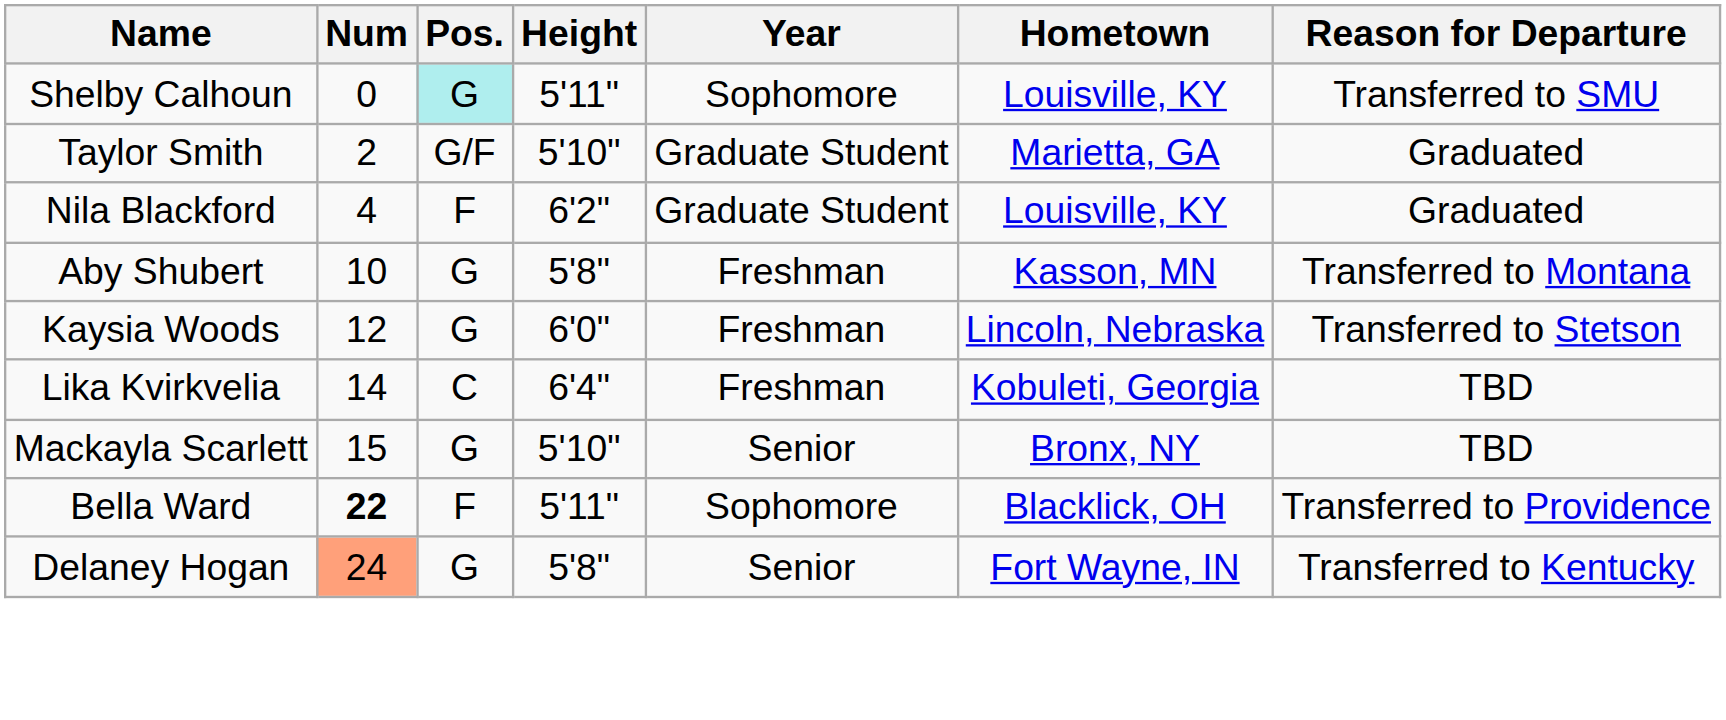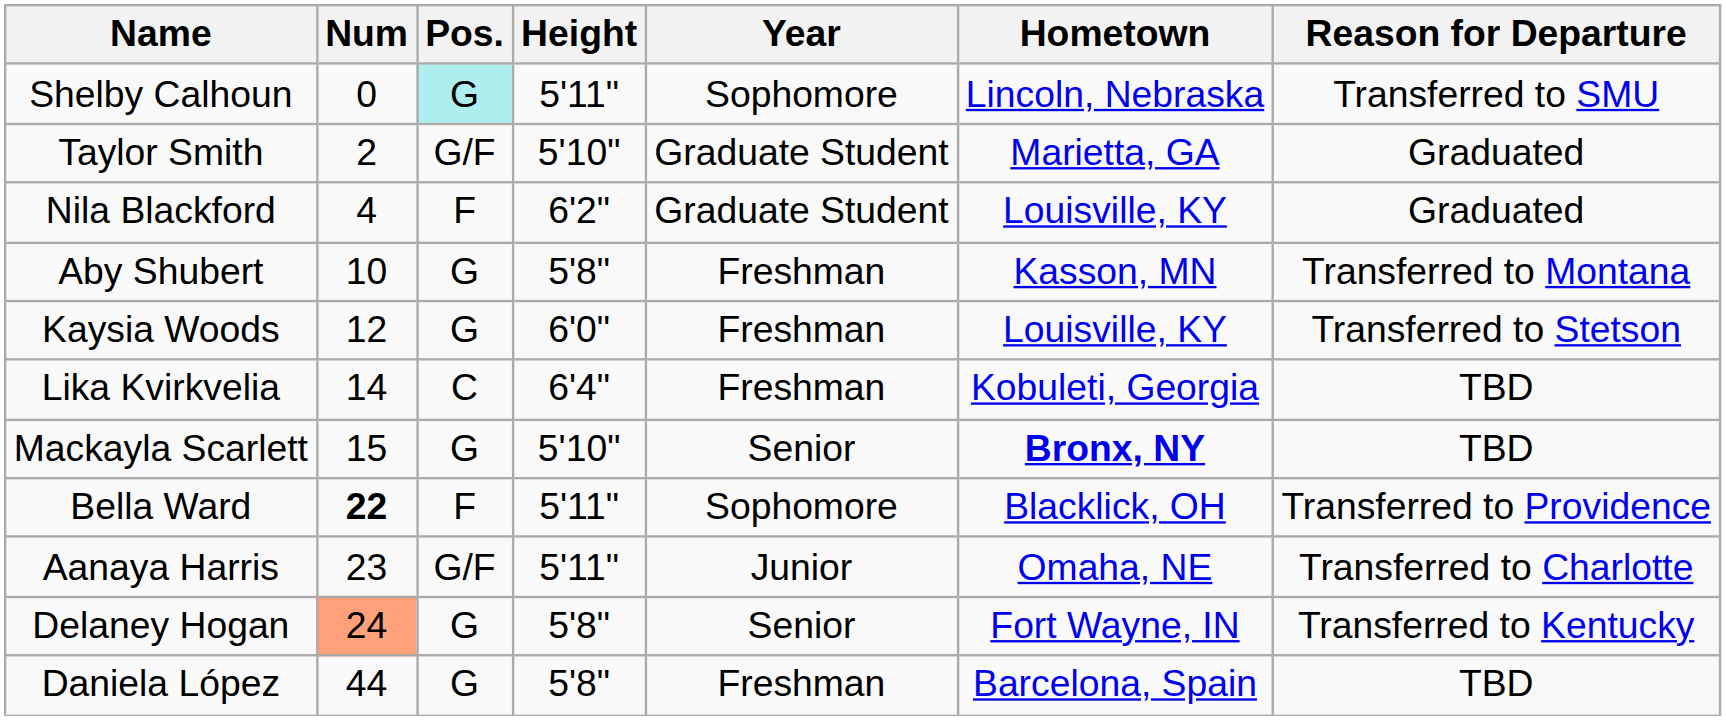(1115, 93) Louisville, KY -> (1115, 93) Lincoln, Nebraska
(1115, 329) Lincoln, Nebraska -> (1115, 329) Louisville, KY
(1115, 447) normal -> (1115, 447) bold
+ row: (161, 566)
+ row: (161, 684)
